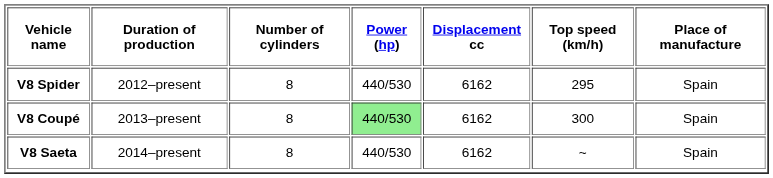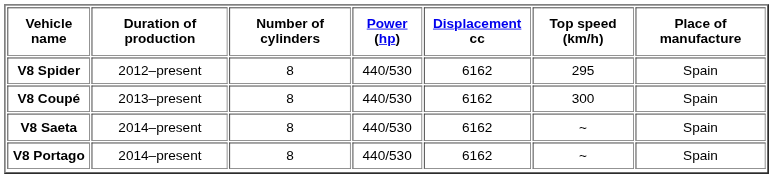(387, 118) lightgreen background -> (387, 99) no background
+ row: (49, 155)
